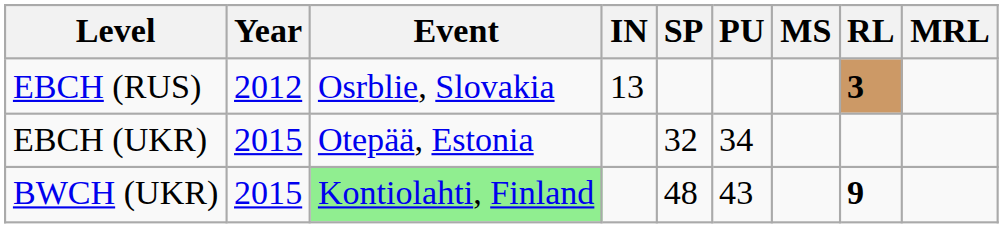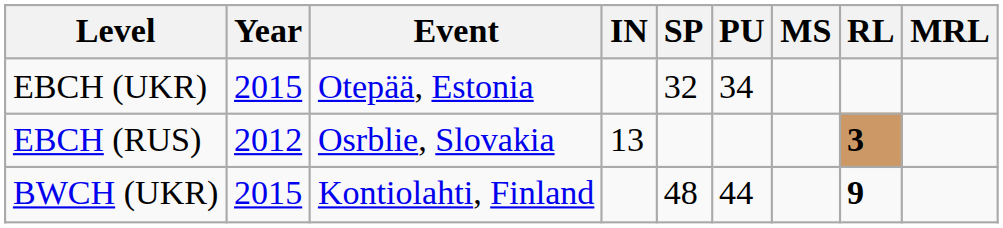rows swapped: (107, 85) <-> (110, 139)
(456, 193) lightgreen background -> (456, 193) no background
(736, 193) 43 -> (736, 193) 44
